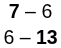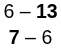rows swapped: (31, 11) <-> (31, 38)
